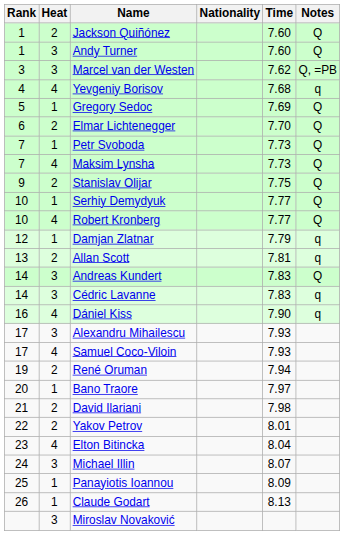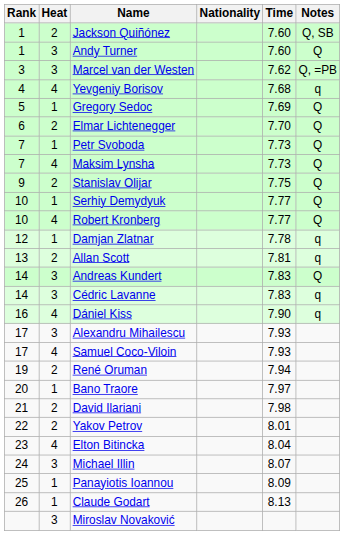(318, 32) Q -> (318, 32) Q, SB
(279, 239) 7.79 -> (279, 239) 7.78
